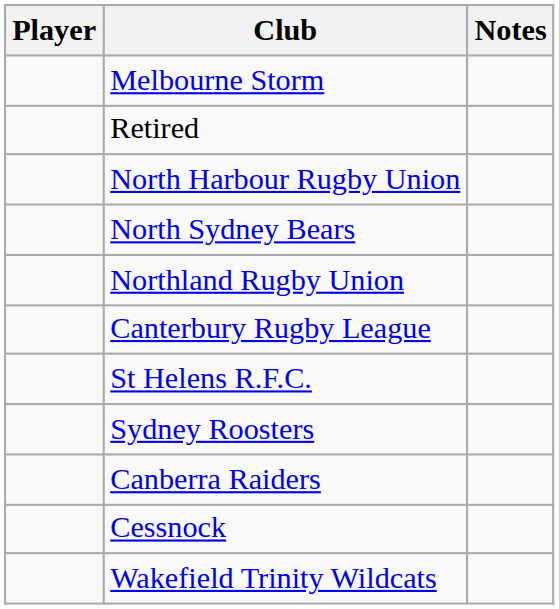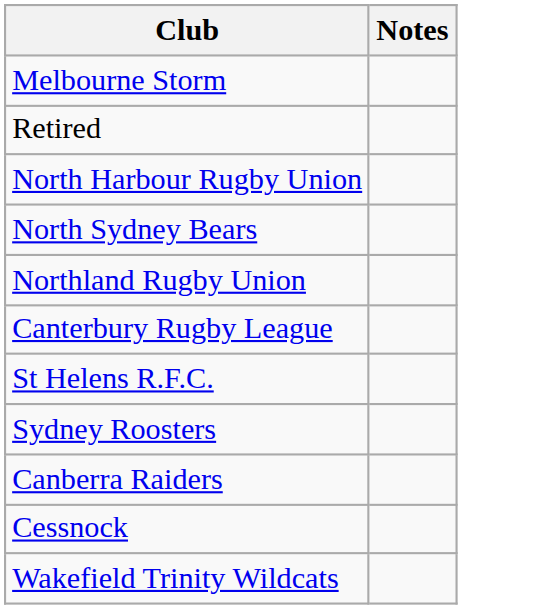- column: (54, 29)
